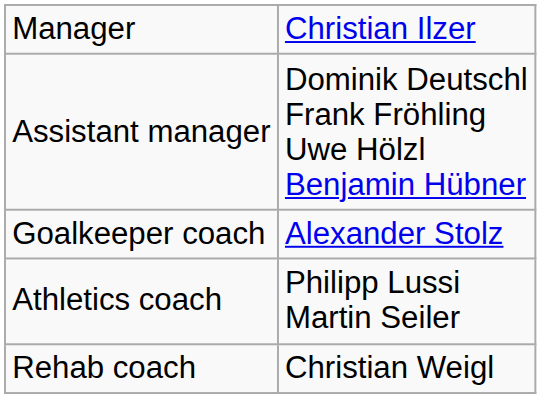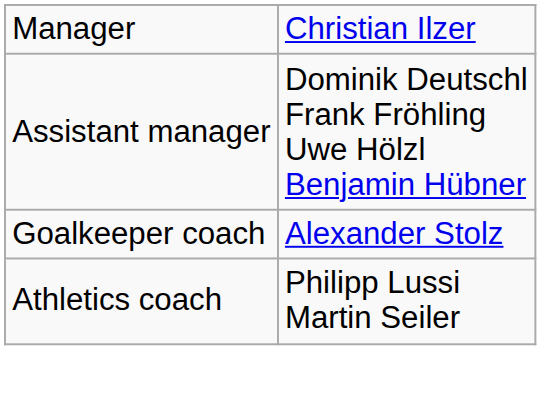- row: (104, 367)
